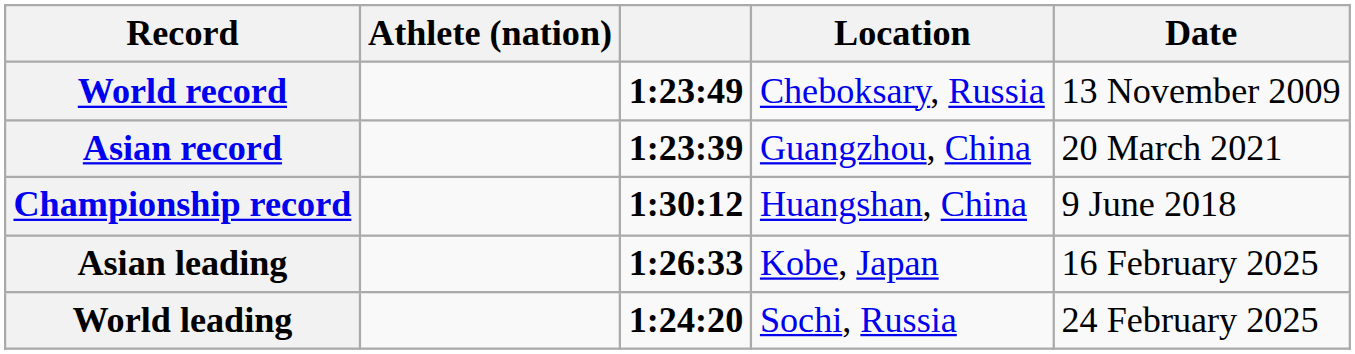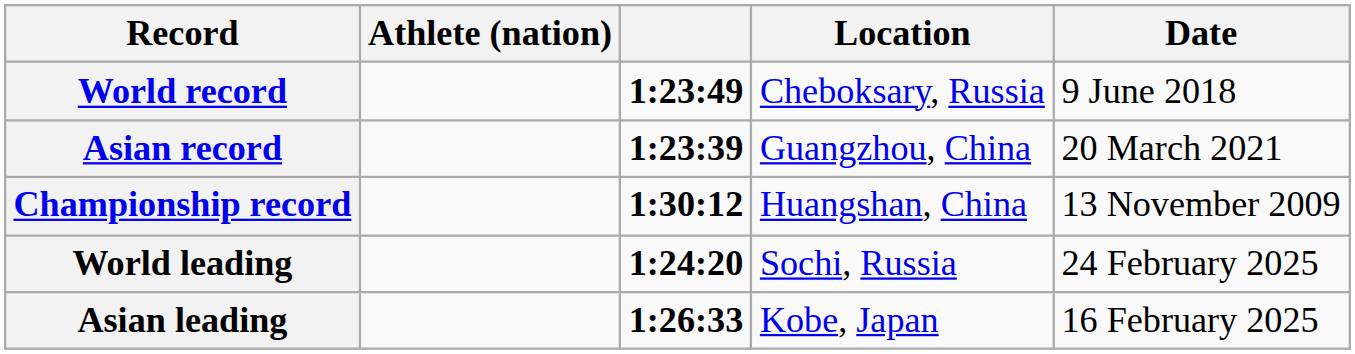(1201, 90) 13 November 2009 -> (1149, 90) 9 June 2018
(1149, 205) 9 June 2018 -> (1201, 205) 13 November 2009
rows swapped: (182, 319) <-> (182, 262)
